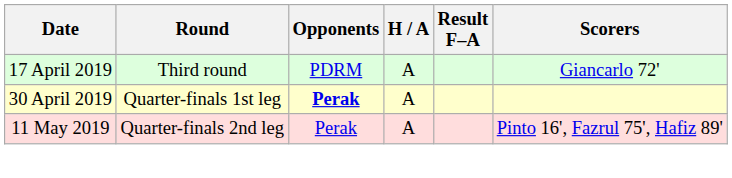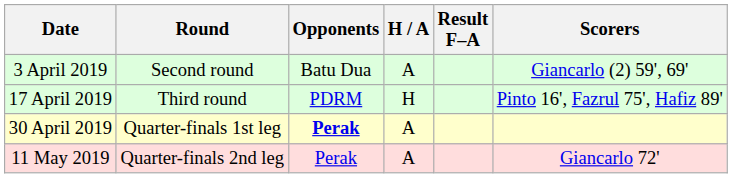+ row: (60, 69)
(408, 69) A -> (408, 98) H
(610, 69) Giancarlo 72' -> (610, 98) Pinto 16', Fazrul 75', Hafiz 89'
(610, 128) Pinto 16', Fazrul 75', Hafiz 89' -> (610, 157) Giancarlo 72'
